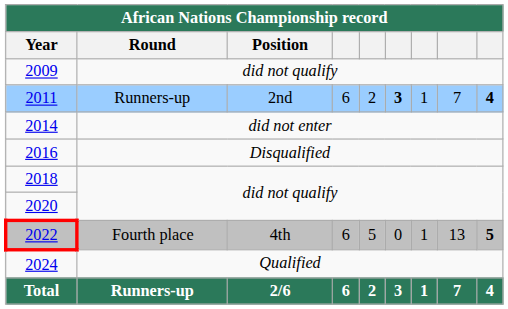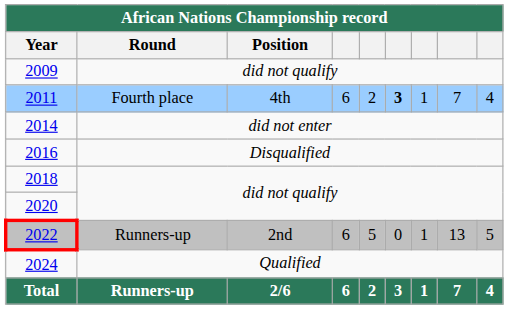(152, 98) Runners-up -> (152, 98) Fourth place
(280, 98) 2nd -> (280, 98) 4th
(490, 98) bold -> (490, 98) normal
(153, 235) Fourth place -> (153, 235) Runners-up
(280, 235) 4th -> (280, 235) 2nd
(490, 235) bold -> (490, 235) normal
